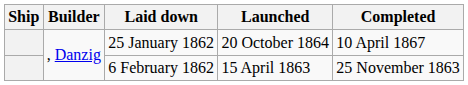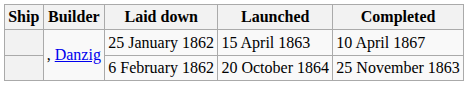(275, 42) 20 October 1864 -> (266, 42) 15 April 1863
(266, 67) 15 April 1863 -> (275, 67) 20 October 1864
